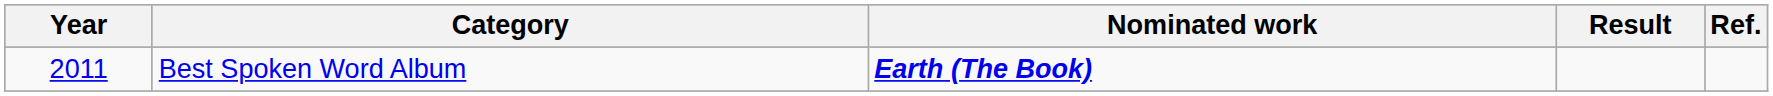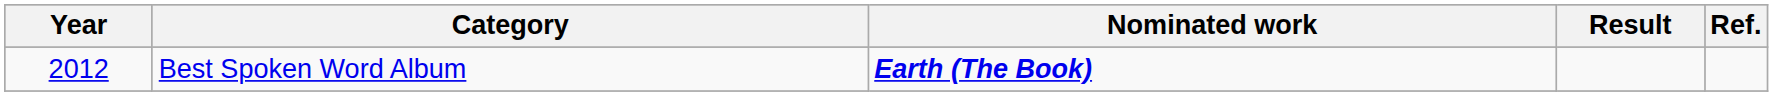(79, 68) 2011 -> (79, 68) 2012
